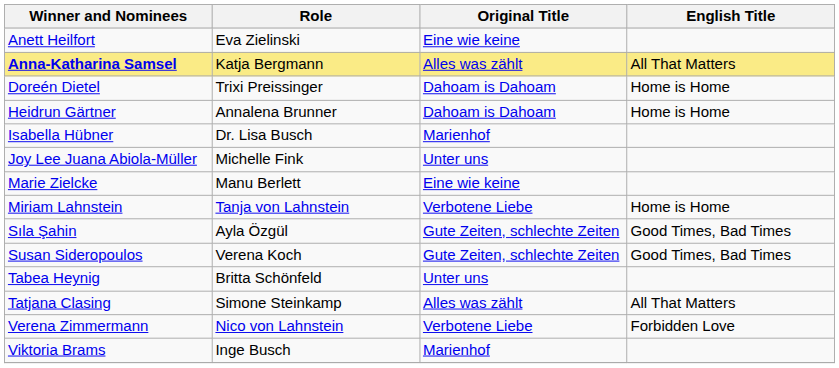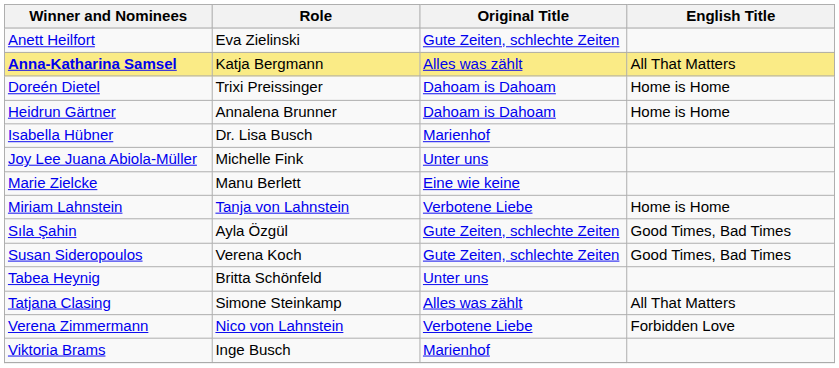(471, 40) Eine wie keine -> (521, 40) Gute Zeiten, schlechte Zeiten
